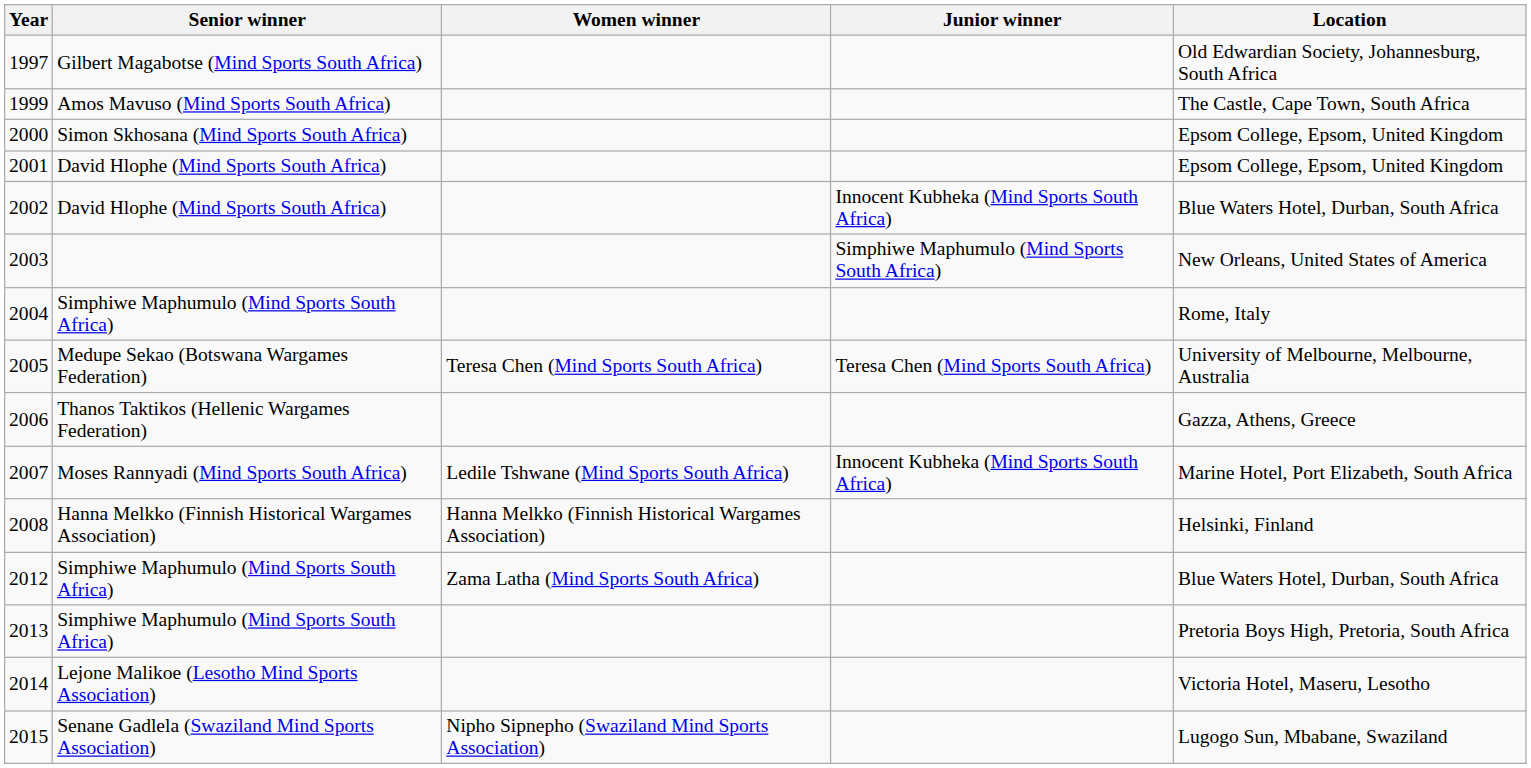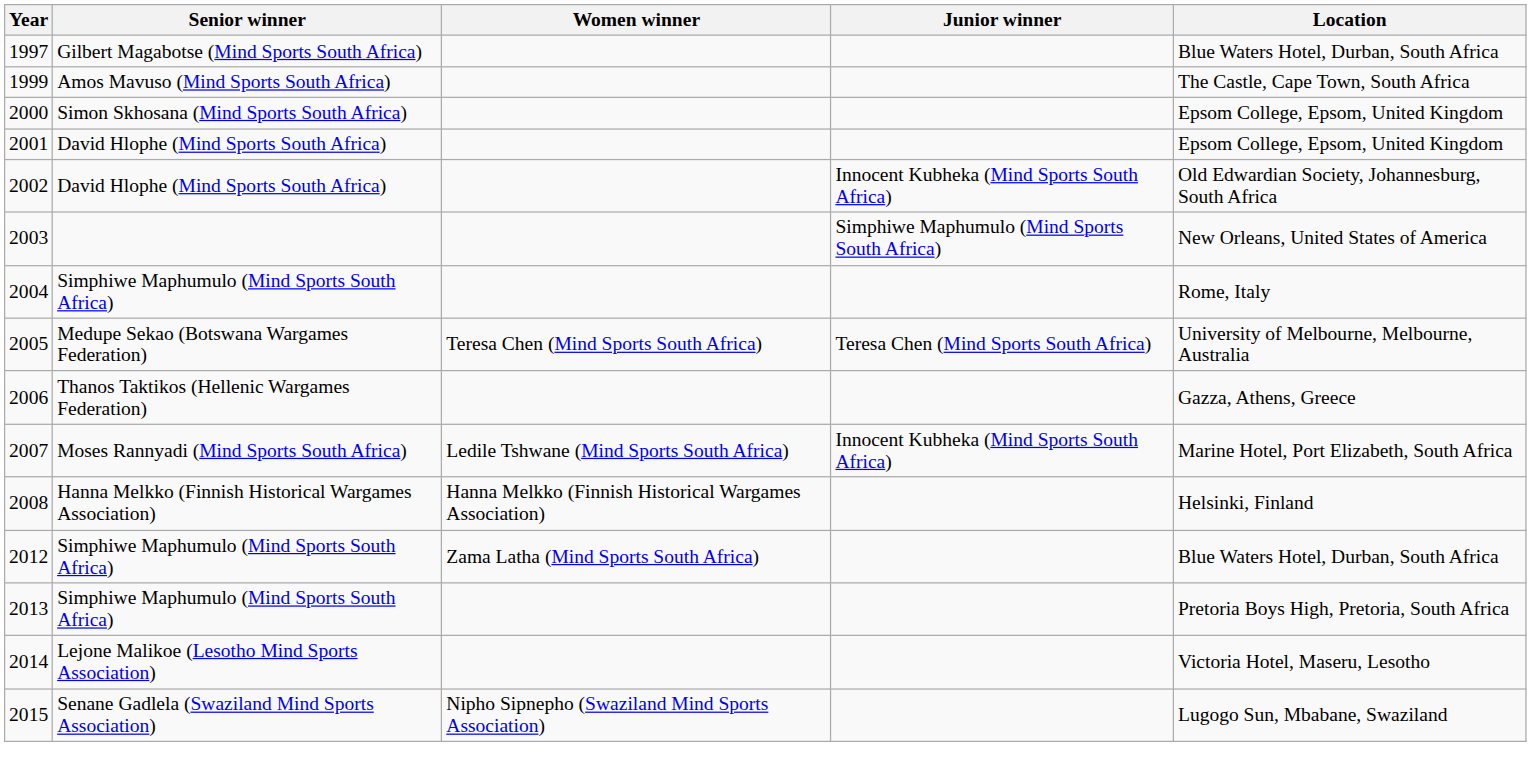(1329, 61) Old Edwardian Society, Johannesburg, South Africa -> (1338, 50) Blue Waters Hotel, Durban, South Africa
(1338, 207) Blue Waters Hotel, Durban, South Africa -> (1329, 185) Old Edwardian Society, Johannesburg, South Africa
